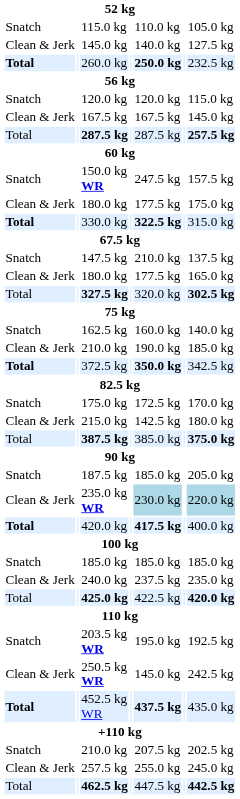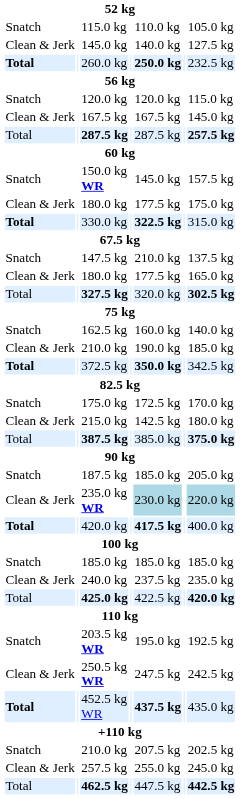(157, 178) 247.5 kg -> (157, 178) 145.0 kg
(157, 673) 145.0 kg -> (157, 673) 247.5 kg
